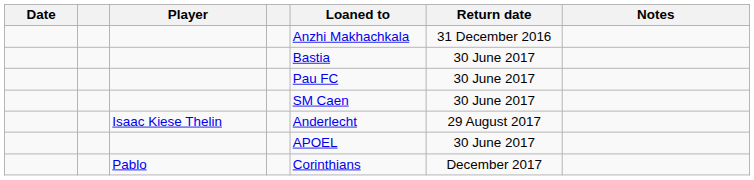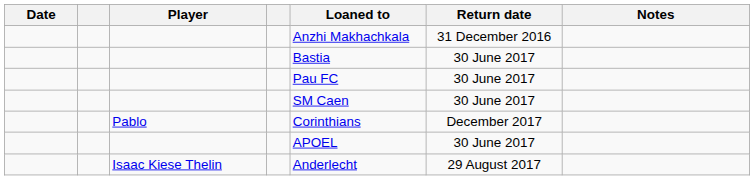rows swapped: (41, 122) <-> (41, 164)
